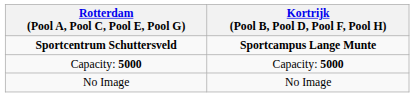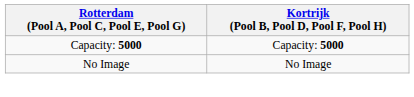- row: (106, 45)
